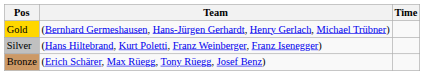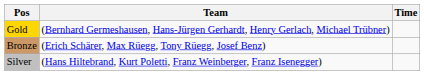rows swapped: (19, 45) <-> (22, 62)
